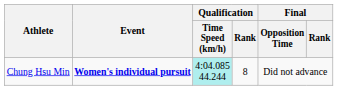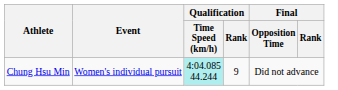(132, 71) bold -> (128, 71) normal
(245, 71) 8 -> (236, 71) 9
